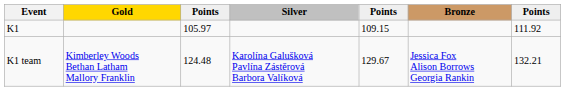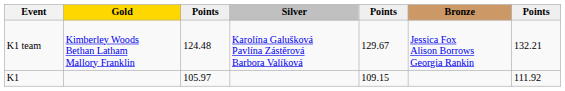rows swapped: (13, 28) <-> (24, 61)
